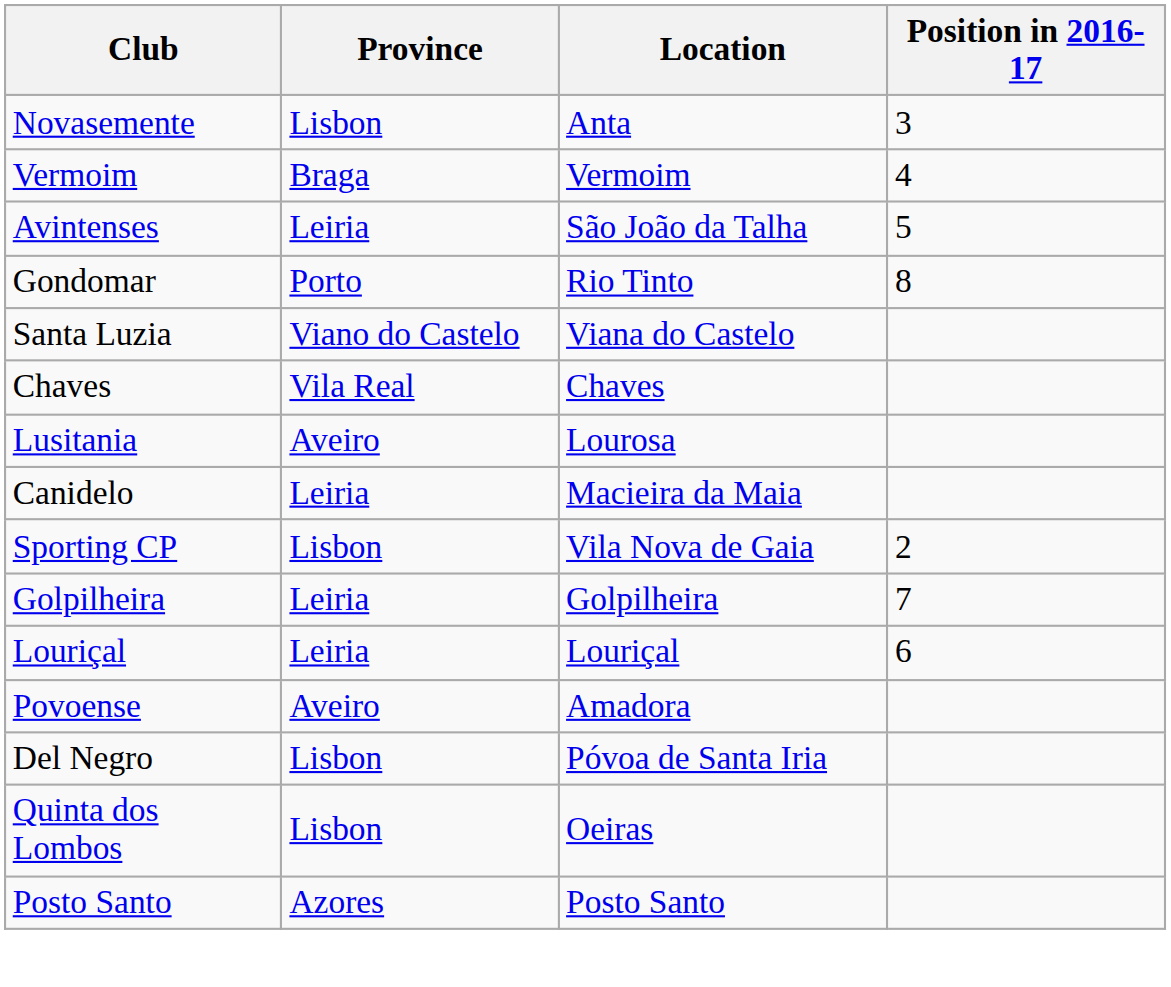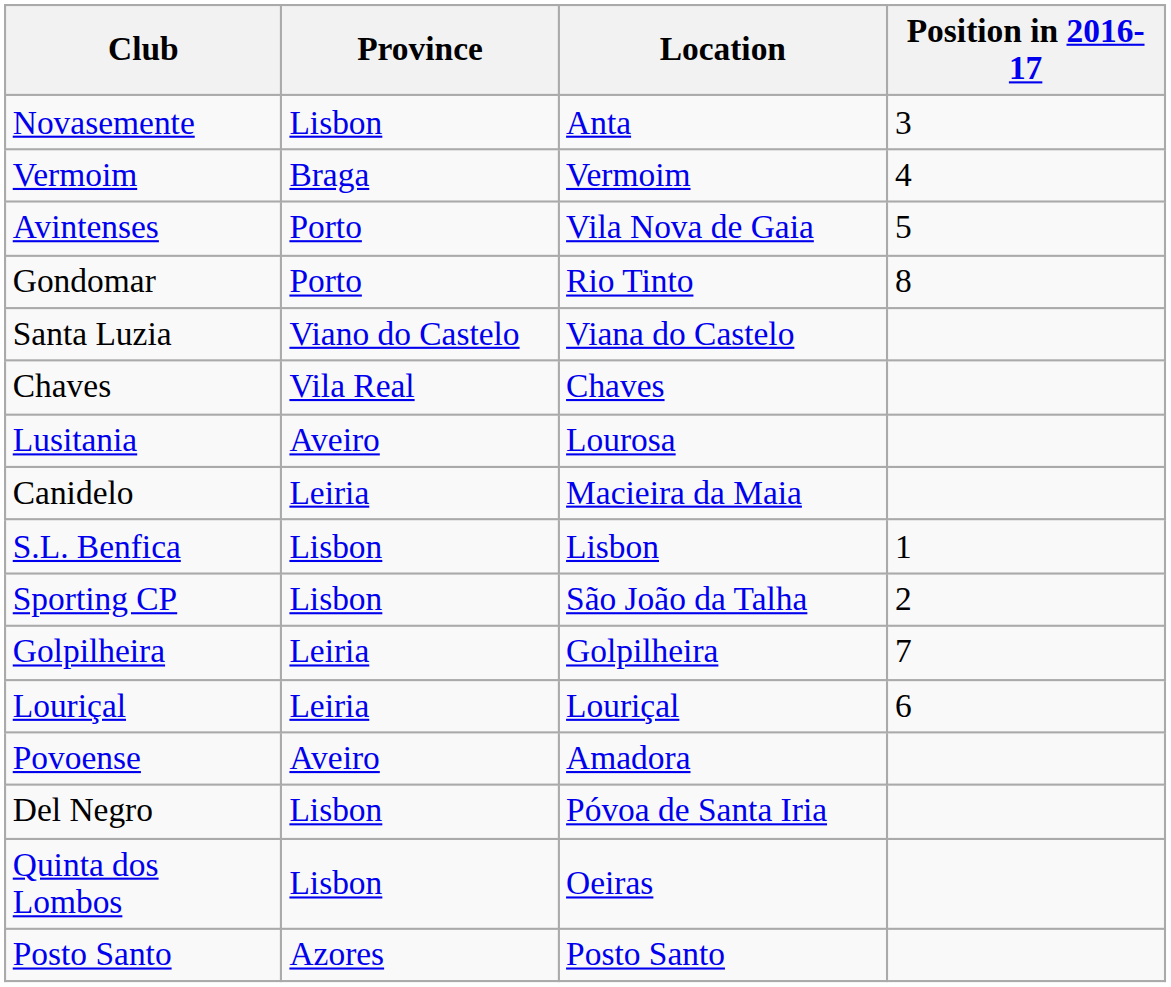(329, 227) Leiria -> (326, 227) Porto
(687, 227) São João da Talha -> (690, 227) Vila Nova de Gaia
+ row: (97, 545)
(690, 545) Vila Nova de Gaia -> (687, 598) São João da Talha
